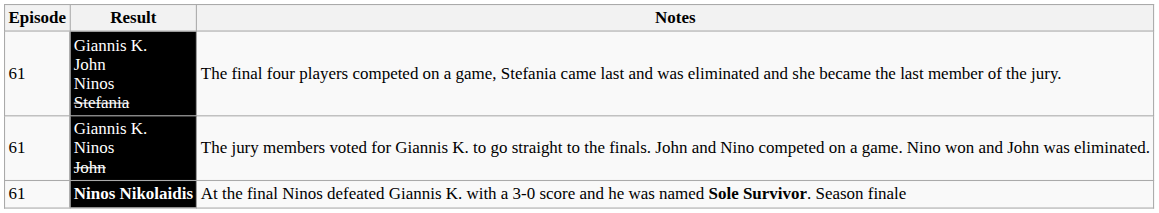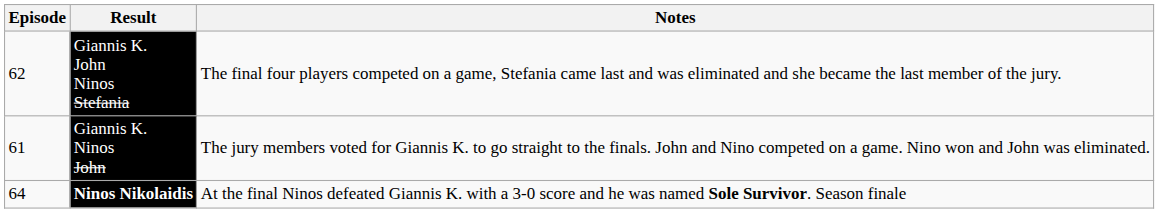(17, 73) 61 -> (17, 73) 62
(17, 194) 61 -> (17, 194) 64
